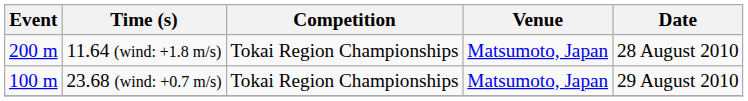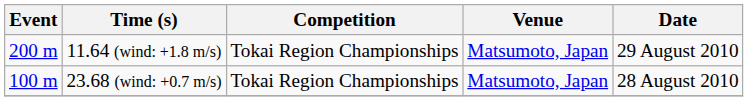(678, 50) 28 August 2010 -> (678, 50) 29 August 2010
(678, 80) 29 August 2010 -> (678, 80) 28 August 2010
